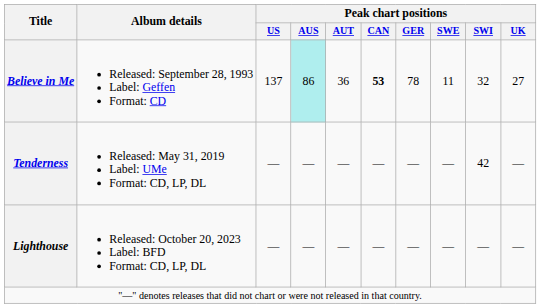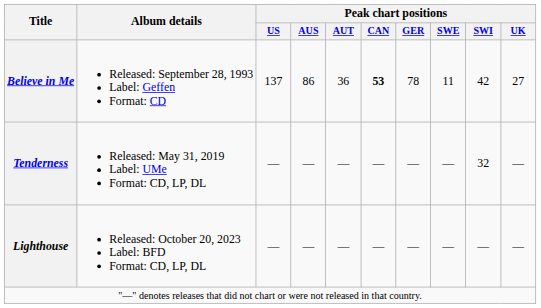(308, 81) paleturquoise background -> (308, 81) no background
(483, 81) 32 -> (483, 81) 42
(483, 163) 42 -> (483, 163) 32
